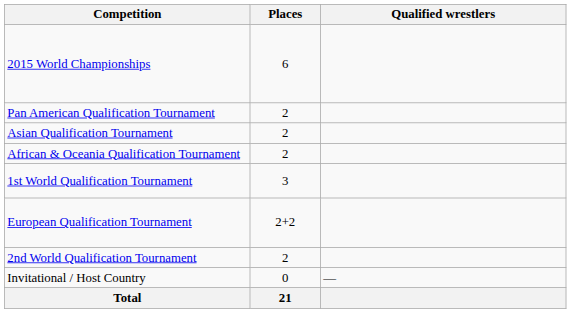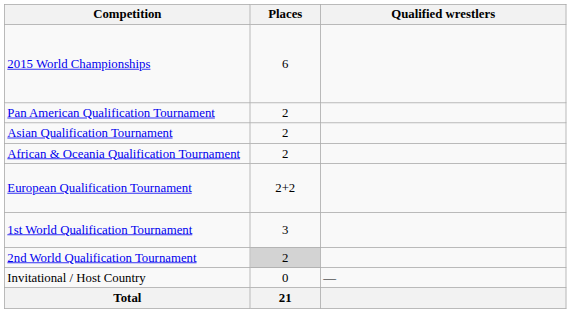rows swapped: (100, 222) <-> (100, 180)
(285, 257) no background -> (285, 257) lightgrey background
